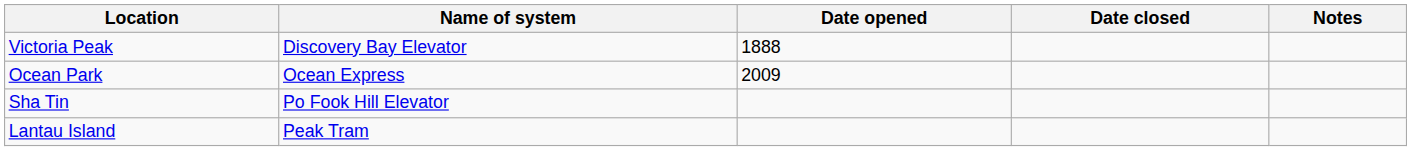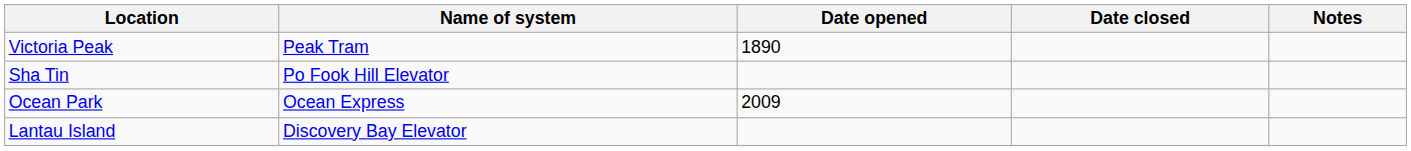(375, 46) Discovery Bay Elevator -> (326, 46) Peak Tram
(761, 46) 1888 -> (761, 46) 1890
rows swapped: (56, 74) <-> (39, 103)
(326, 131) Peak Tram -> (375, 131) Discovery Bay Elevator
